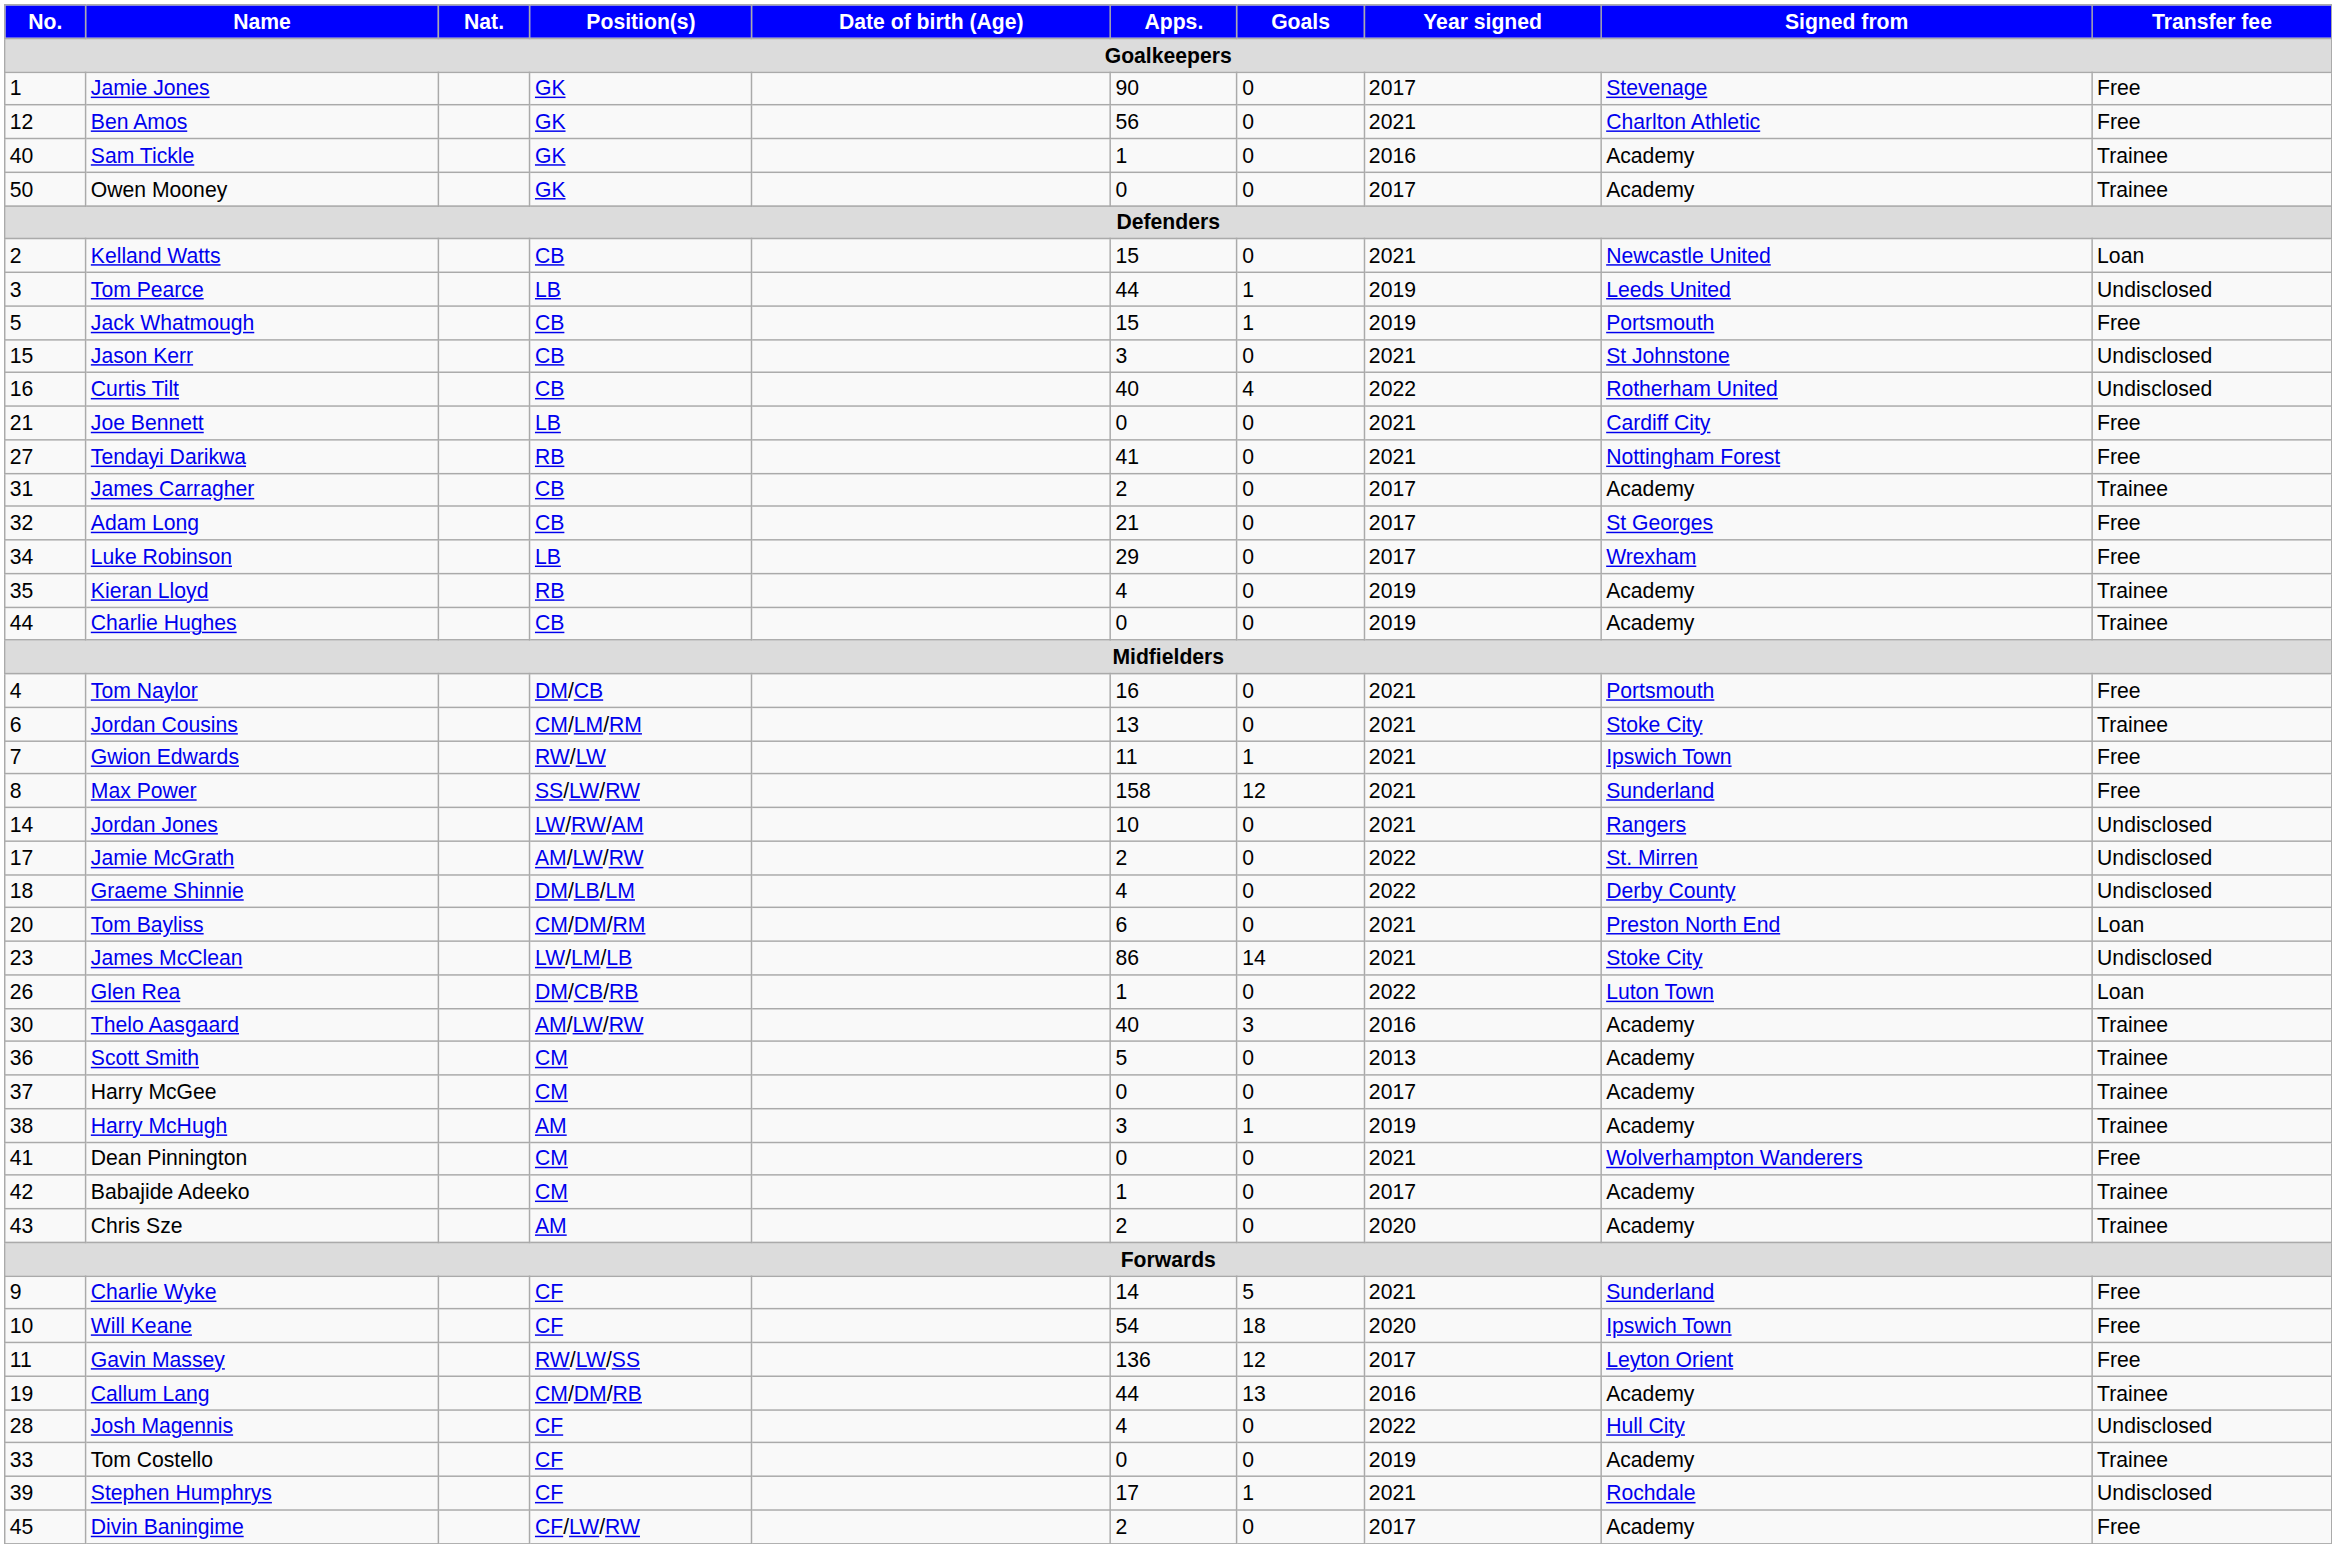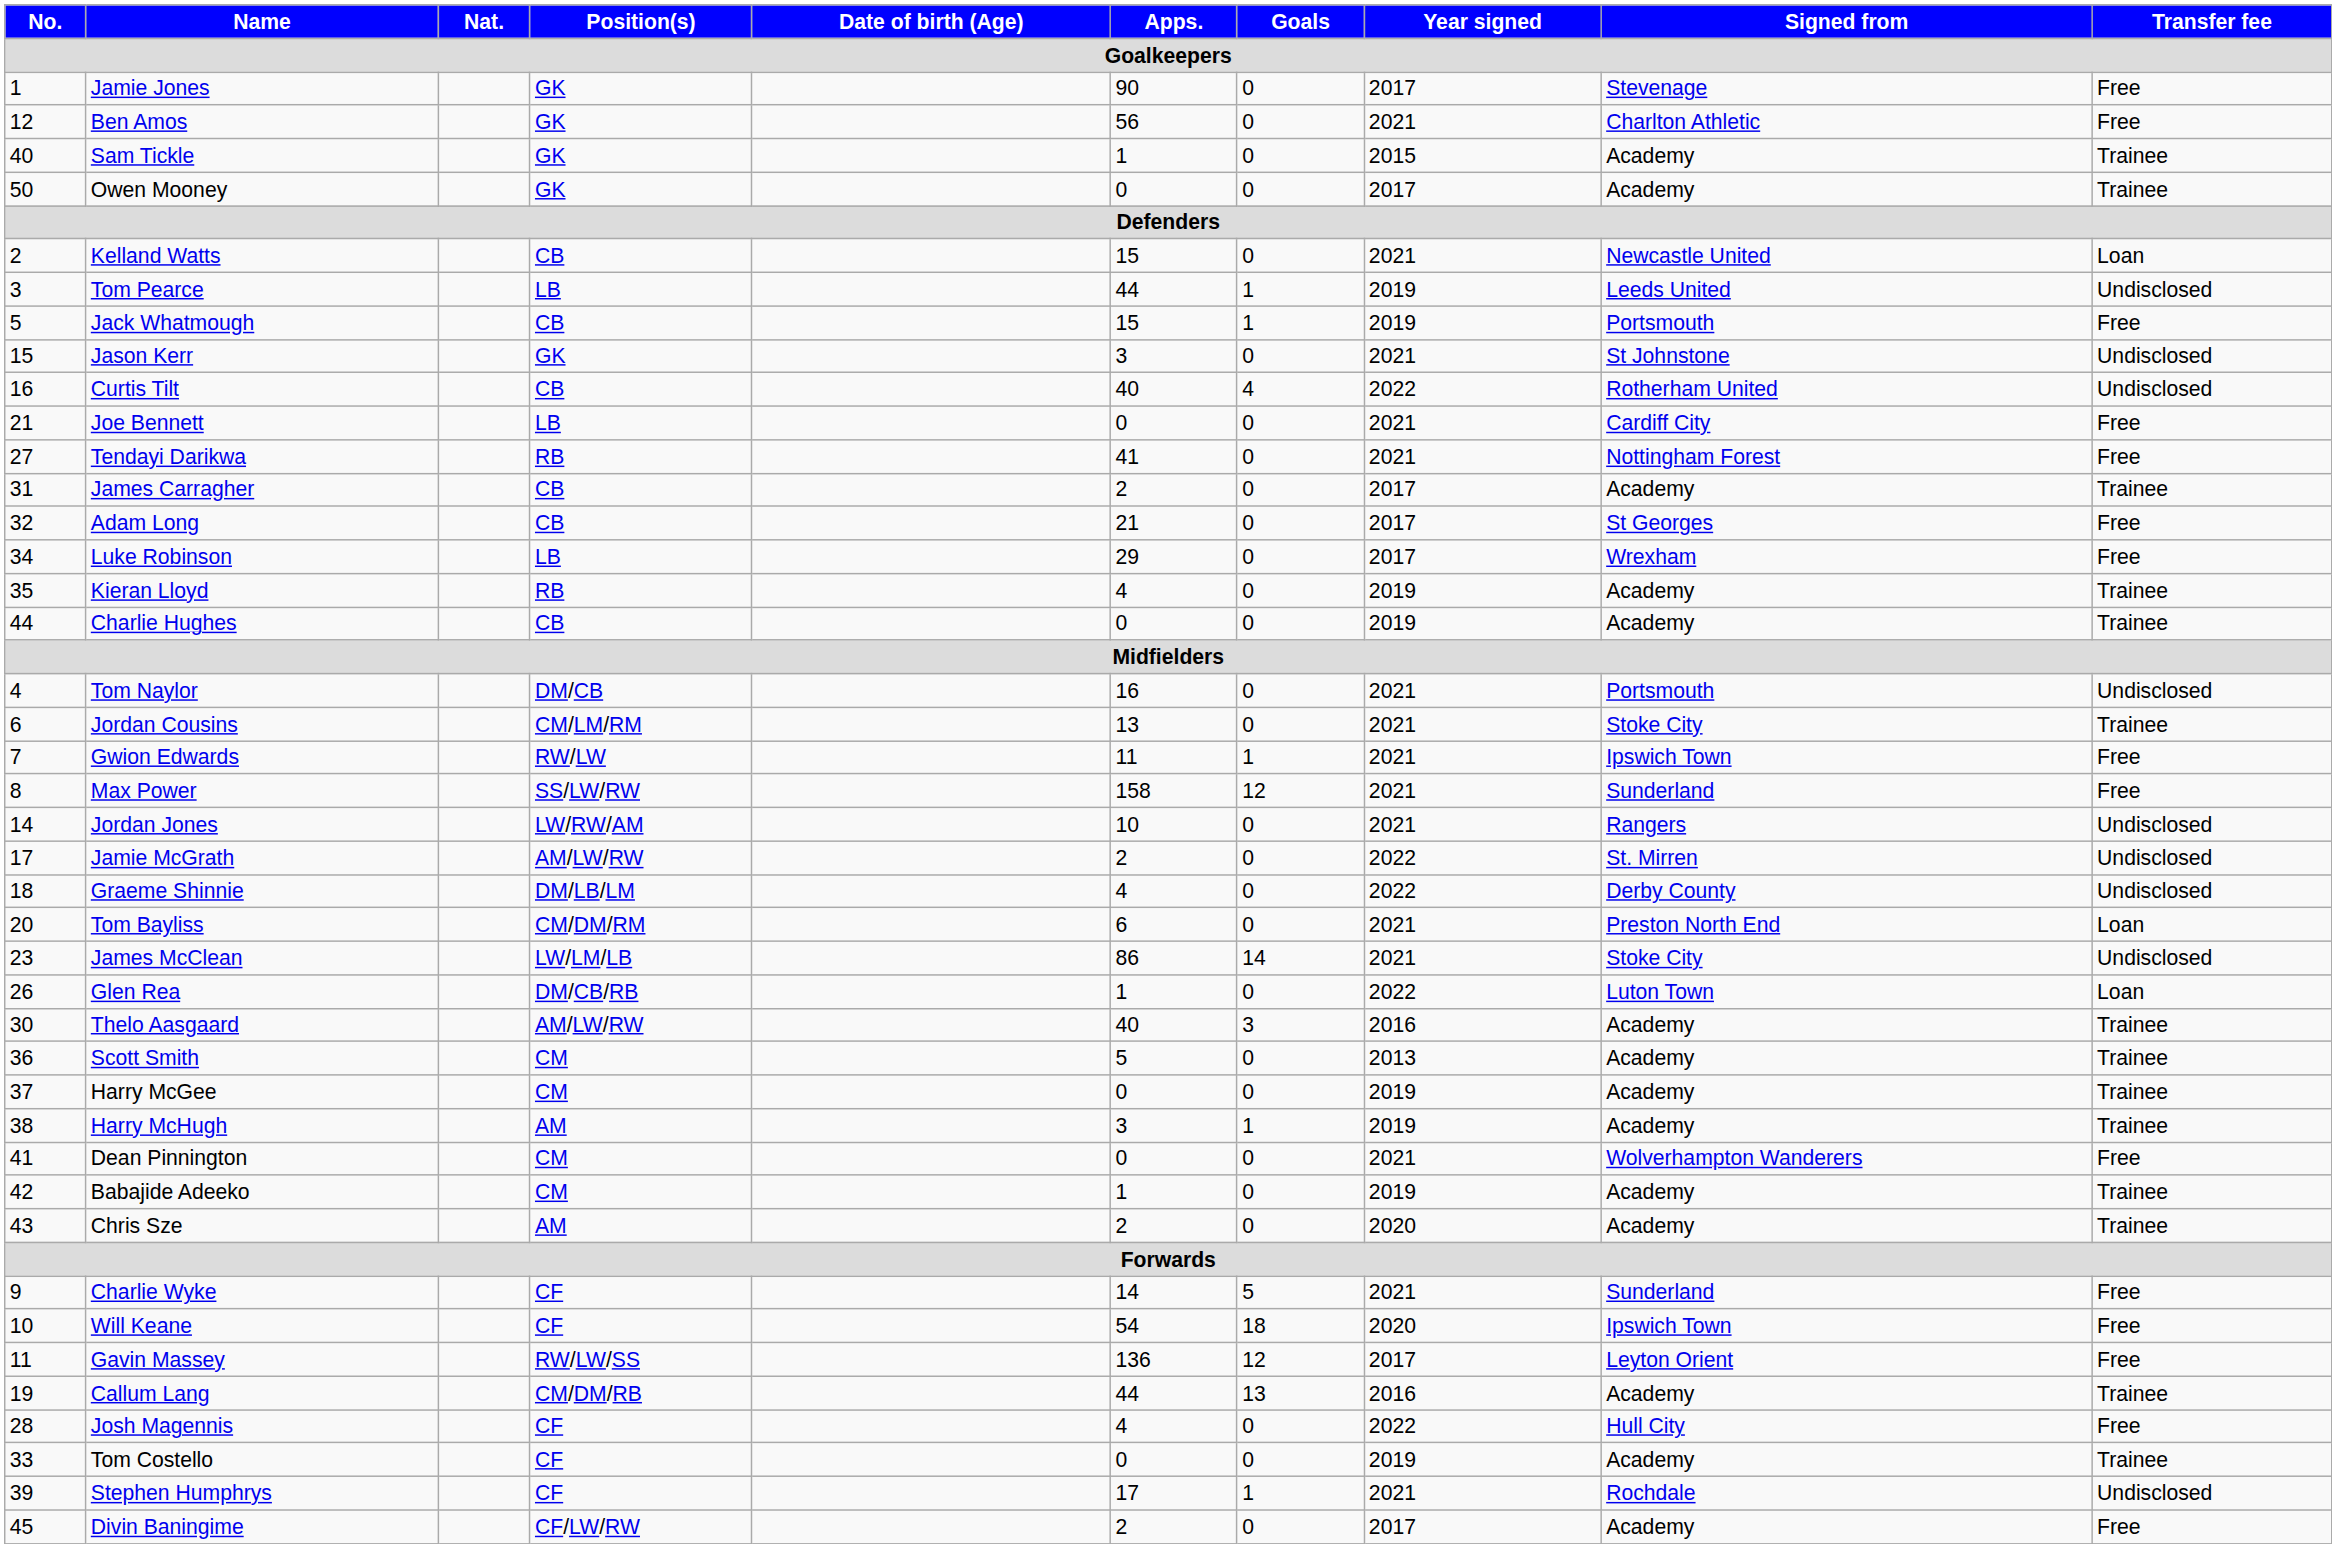(1392, 156) 2016 -> (1392, 156) 2015
(550, 356) CB -> (550, 356) GK
(2119, 691) Free -> (2155, 691) Undisclosed
(1392, 1092) 2017 -> (1392, 1092) 2019
(1392, 1192) 2017 -> (1392, 1192) 2019
(2155, 1426) Undisclosed -> (2119, 1426) Free
